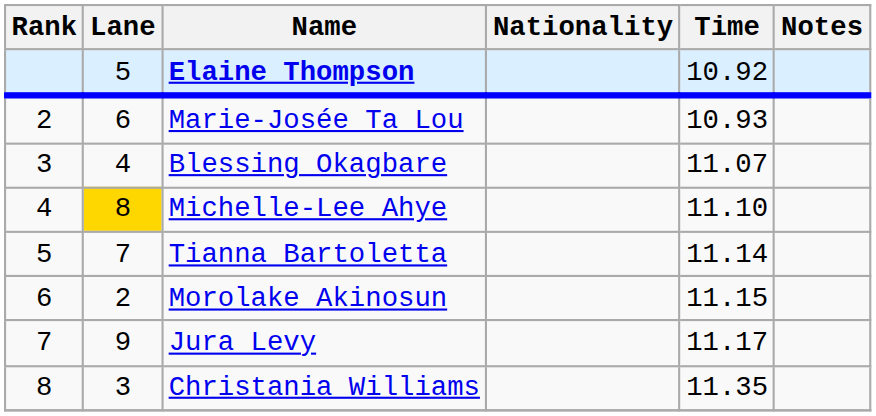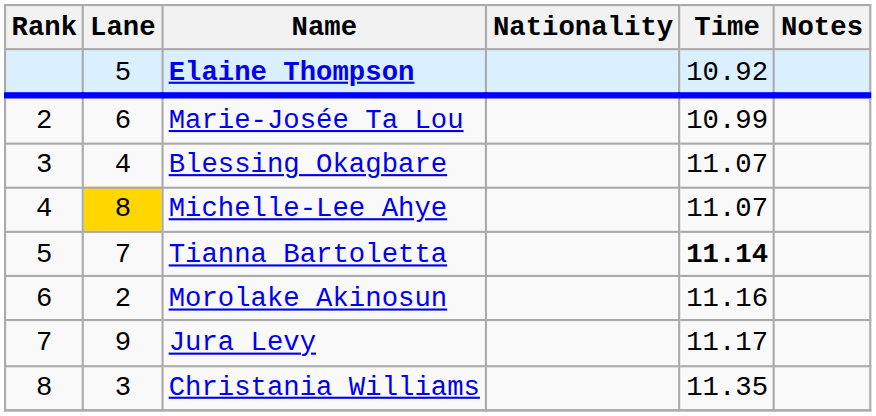(727, 120) 10.93 -> (727, 120) 10.99
(727, 209) 11.10 -> (727, 209) 11.07
(727, 254) normal -> (727, 254) bold
(727, 298) 11.15 -> (727, 298) 11.16
